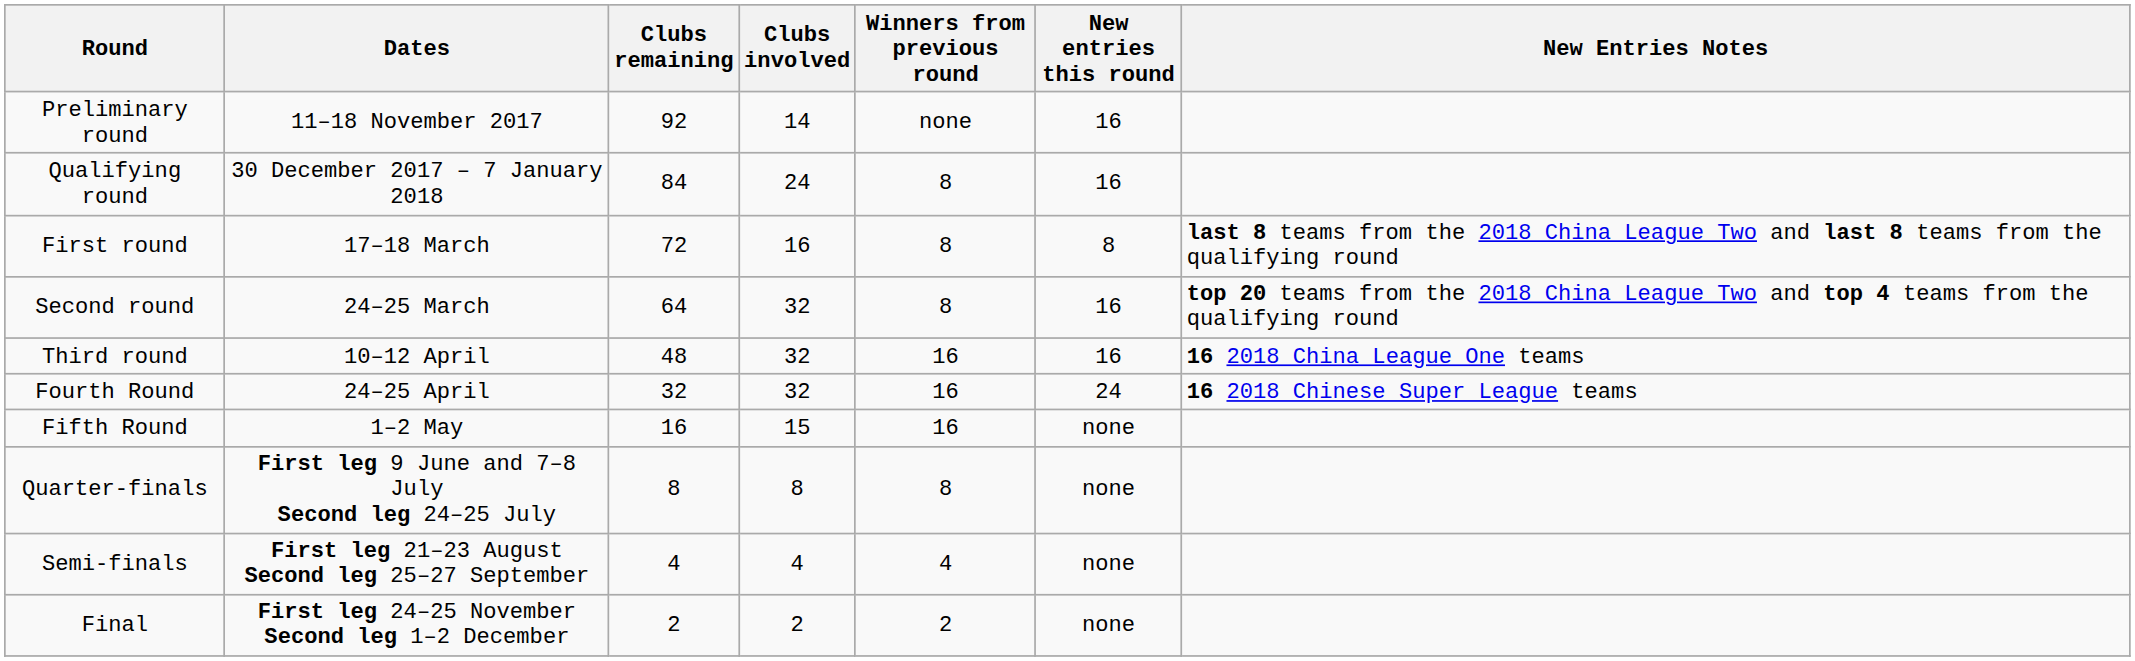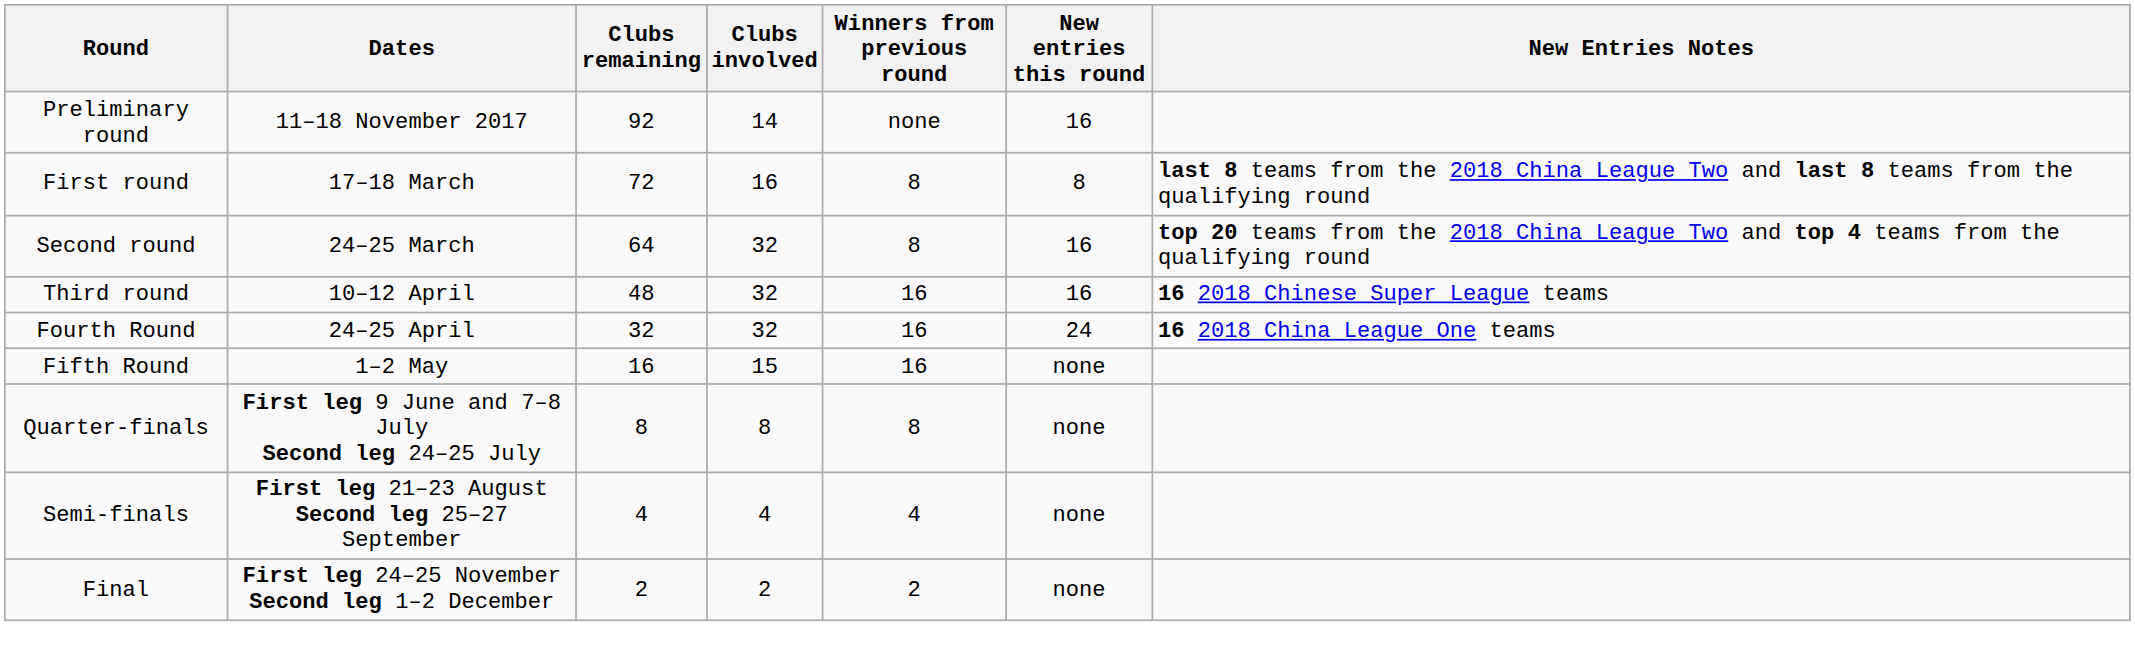- row: (115, 184)
(1386, 356) 16 2018 China League One teams -> (1383, 294) 16 2018 Chinese Super League teams
(1412, 392) 16 2018 Chinese Super League teams -> (1357, 330) 16 2018 China League One teams
